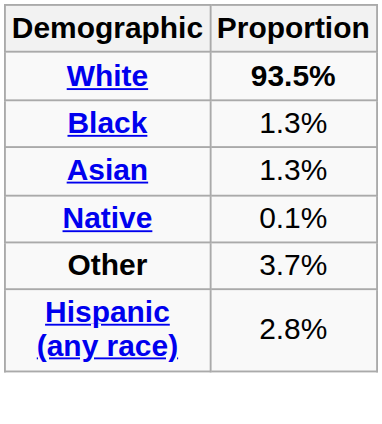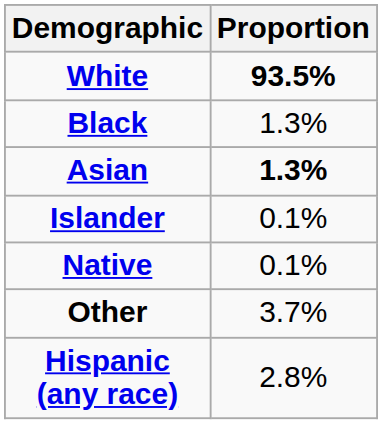(293, 170) normal -> (293, 170) bold
+ row: (107, 218)
